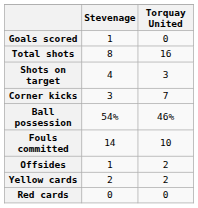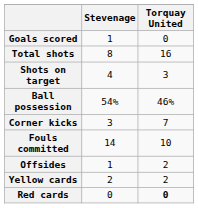rows swapped: (43, 117) <-> (43, 96)
(166, 195) normal -> (166, 195) bold
